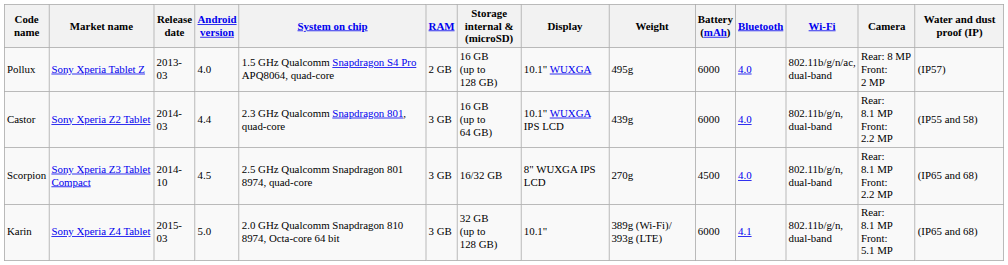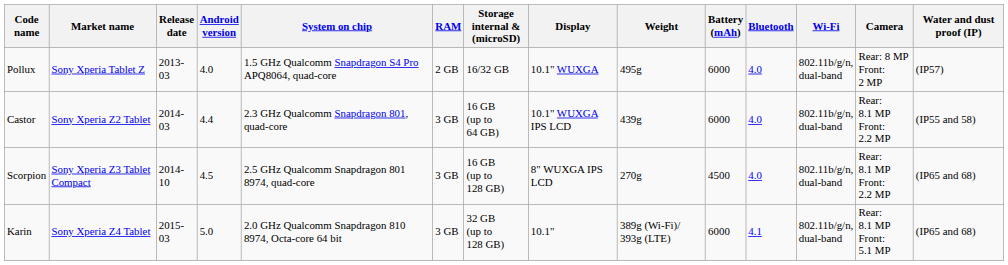(479, 69) 16 GB (up to 128 GB) -> (488, 69) 16/32 GB
(822, 69) 802.11b/g/n/ac, dual-band -> (826, 69) 802.11b/g/n, dual-band
(481, 175) 16/32 GB -> (485, 175) 16 GB (up to 128 GB)
